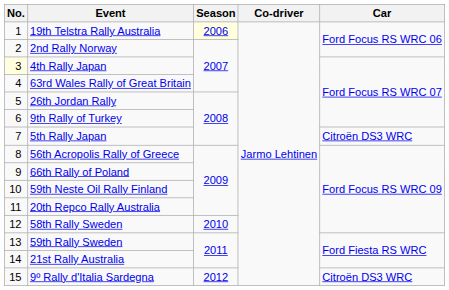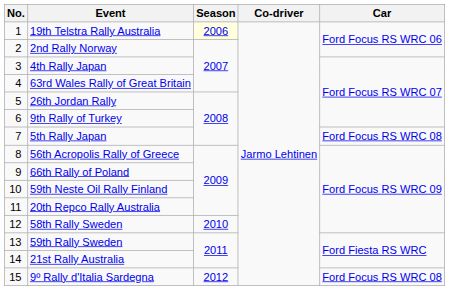(18, 66) lightyellow background -> (18, 66) no background
(367, 136) Citroën DS3 WRC -> (382, 136) Ford Focus RS WRC 08
(367, 277) Citroën DS3 WRC -> (382, 277) Ford Focus RS WRC 08
